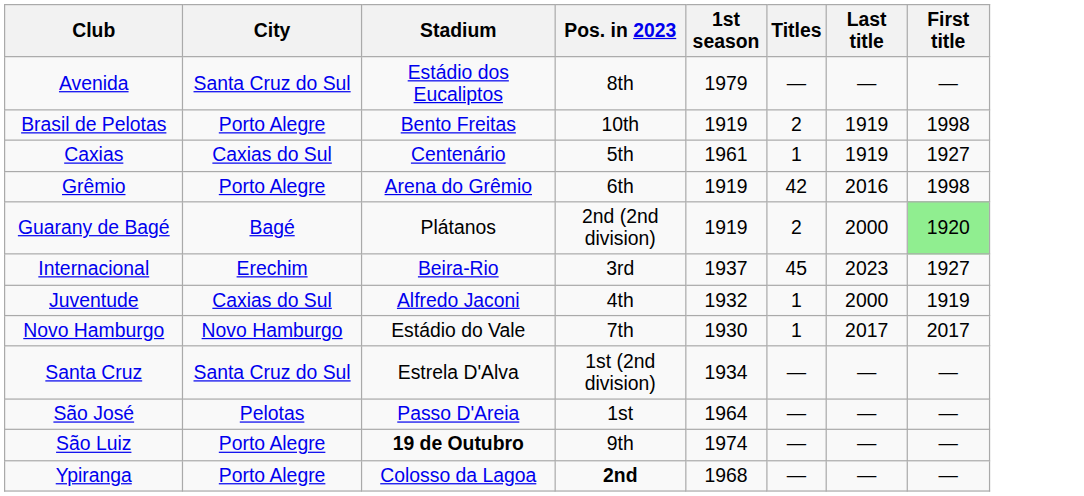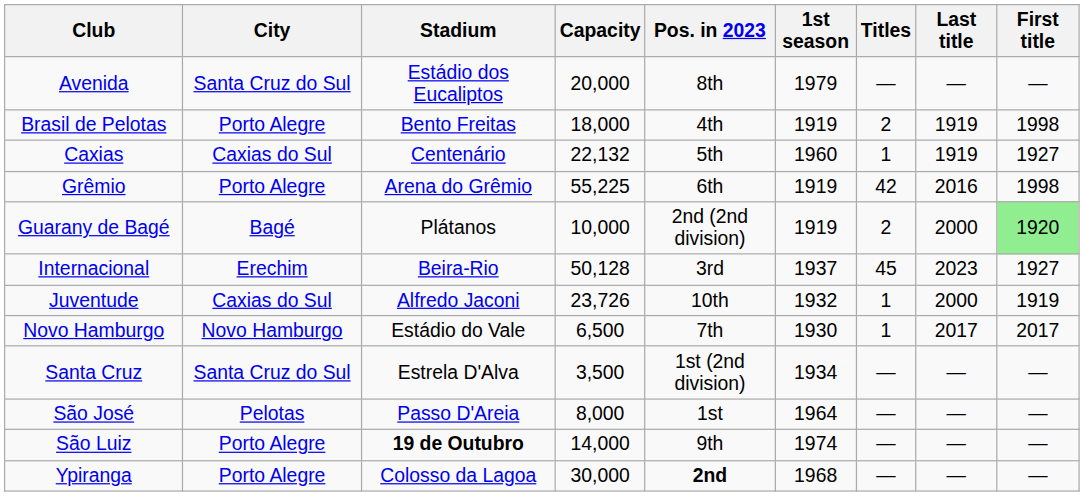+ column: (600, 30)
(620, 124) 10th -> (710, 124) 4th
(726, 155) 1961 -> (816, 155) 1960
(620, 300) 4th -> (710, 300) 10th
